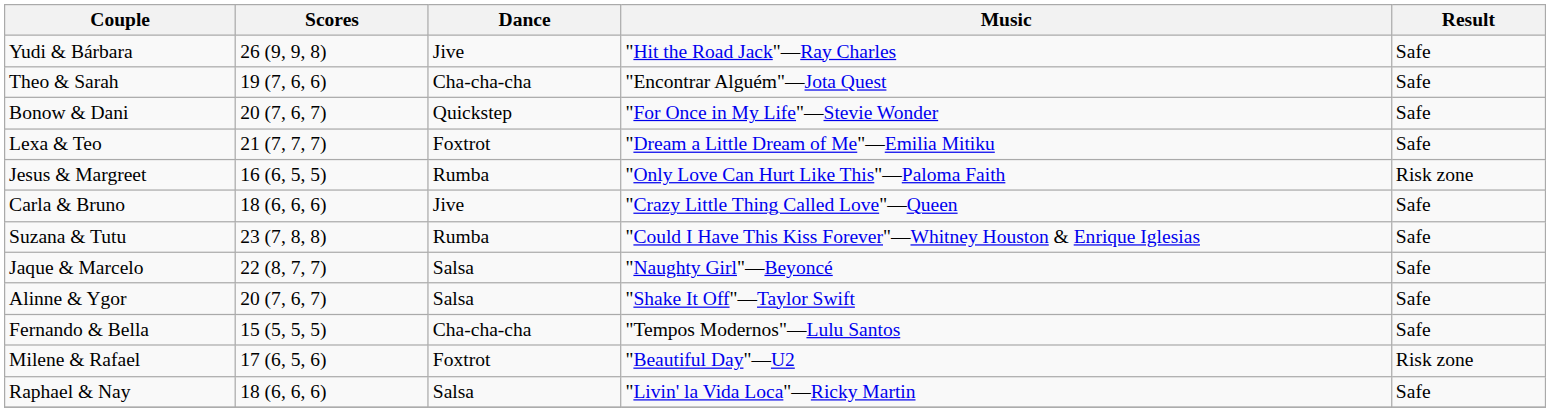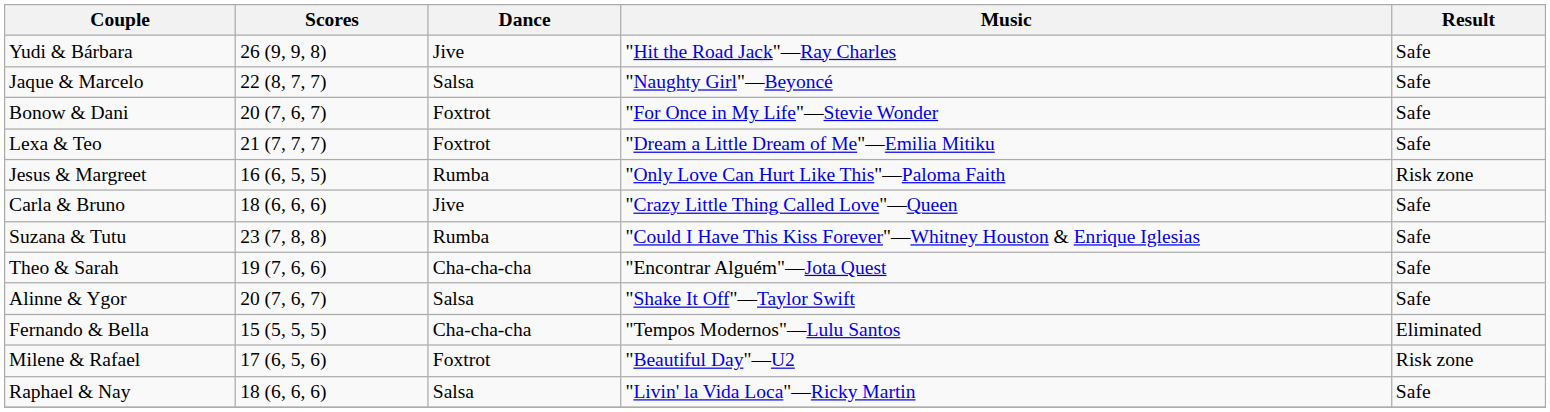rows swapped: (76, 267) <-> (64, 81)
(472, 112) Quickstep -> (462, 112) Foxtrot
(1413, 329) Safe -> (1439, 329) Eliminated
